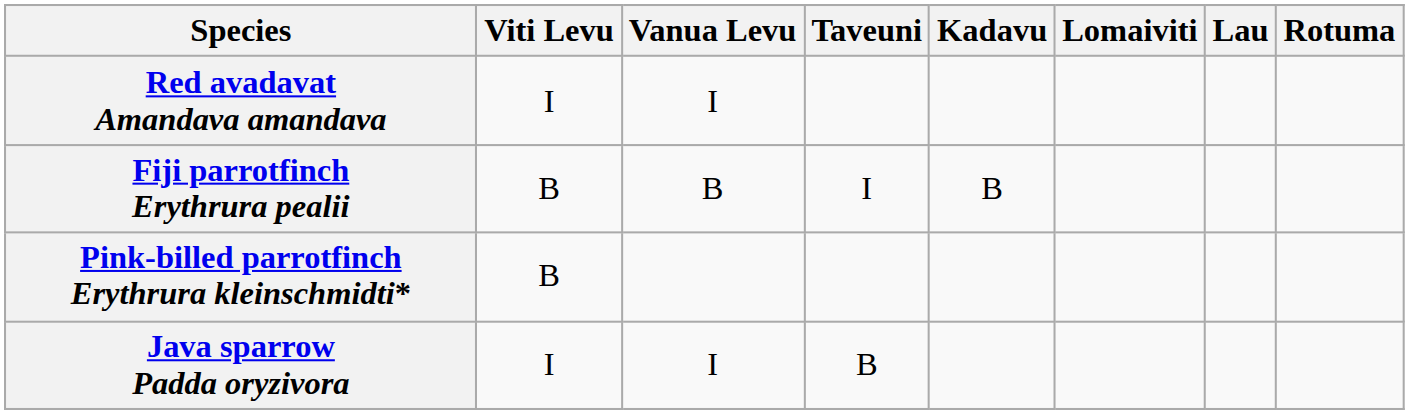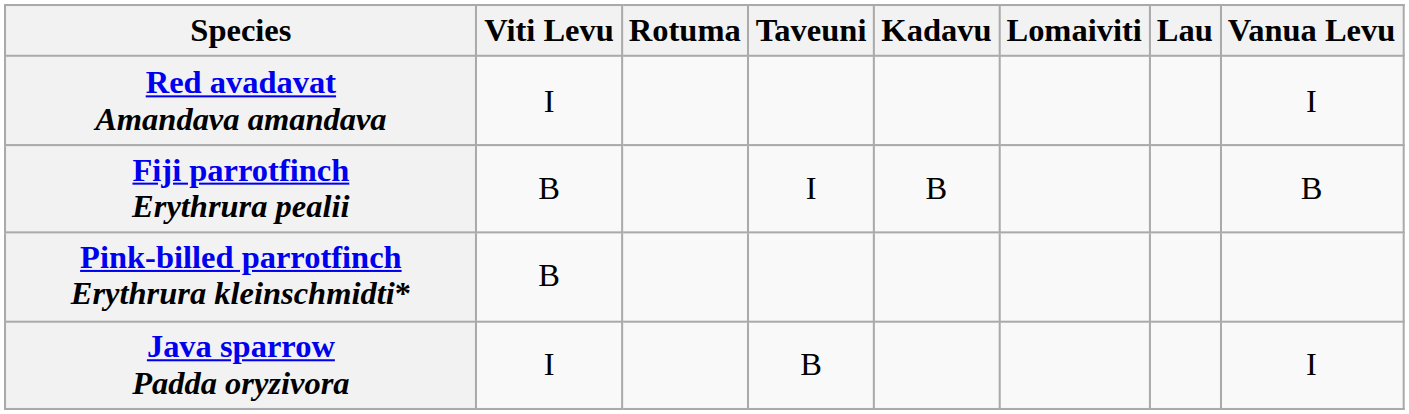columns swapped: (713, 30) <-> (1339, 30)
